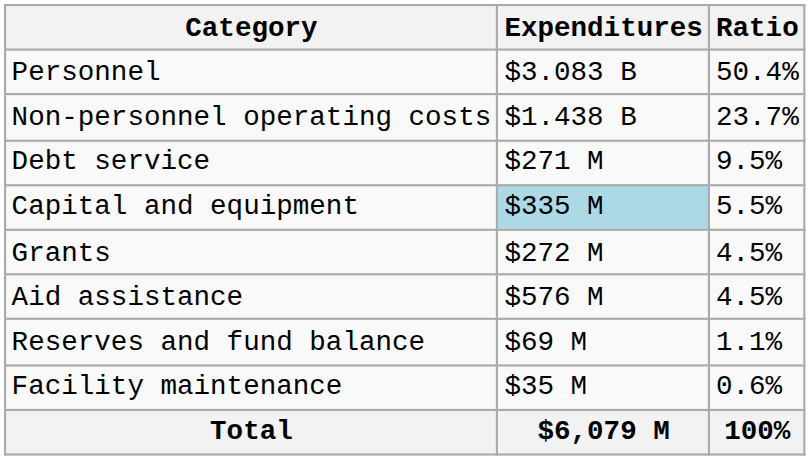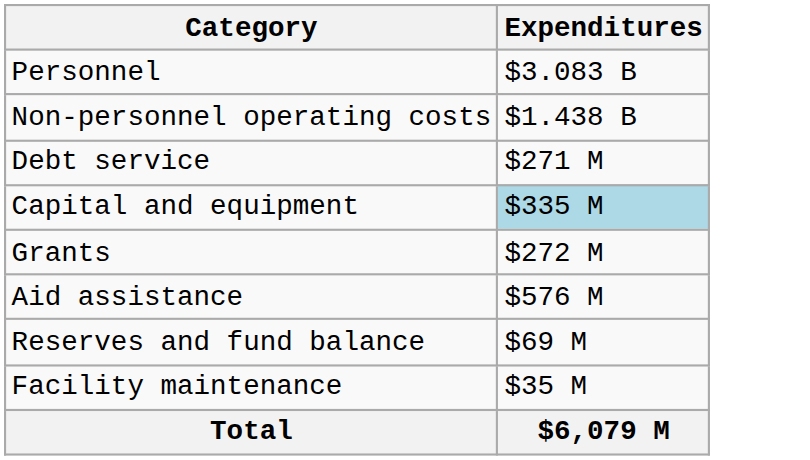- column: (757, 28)
